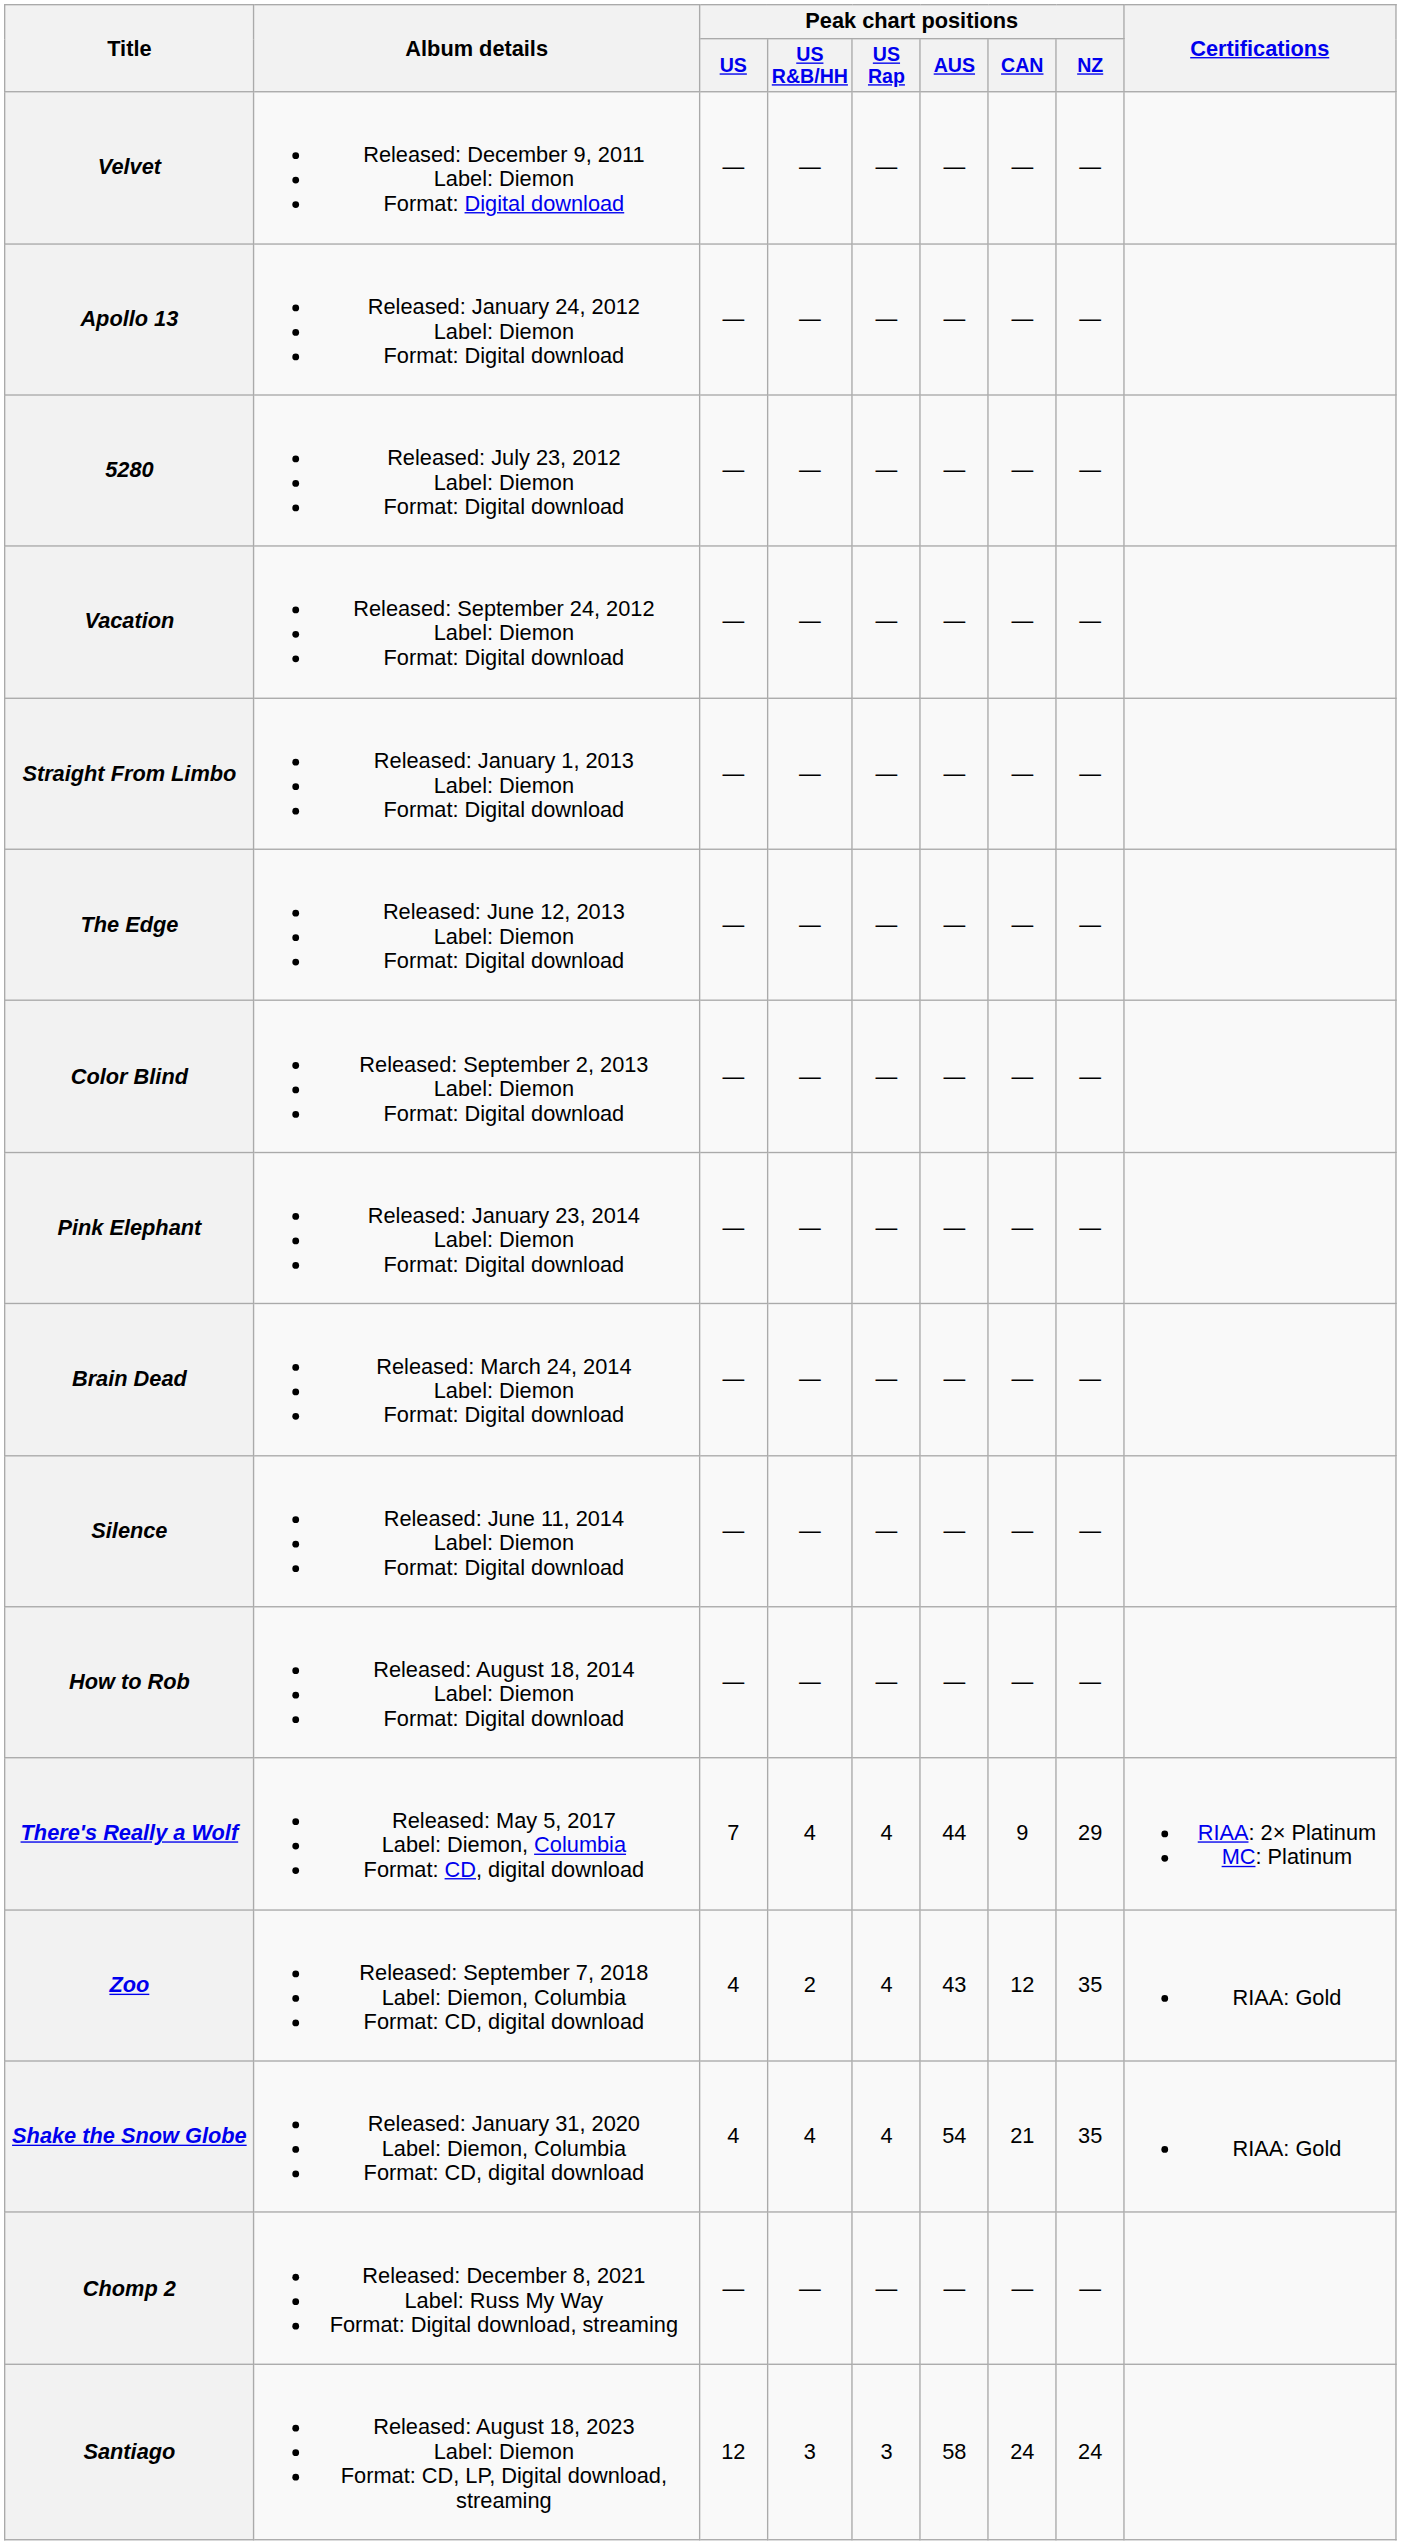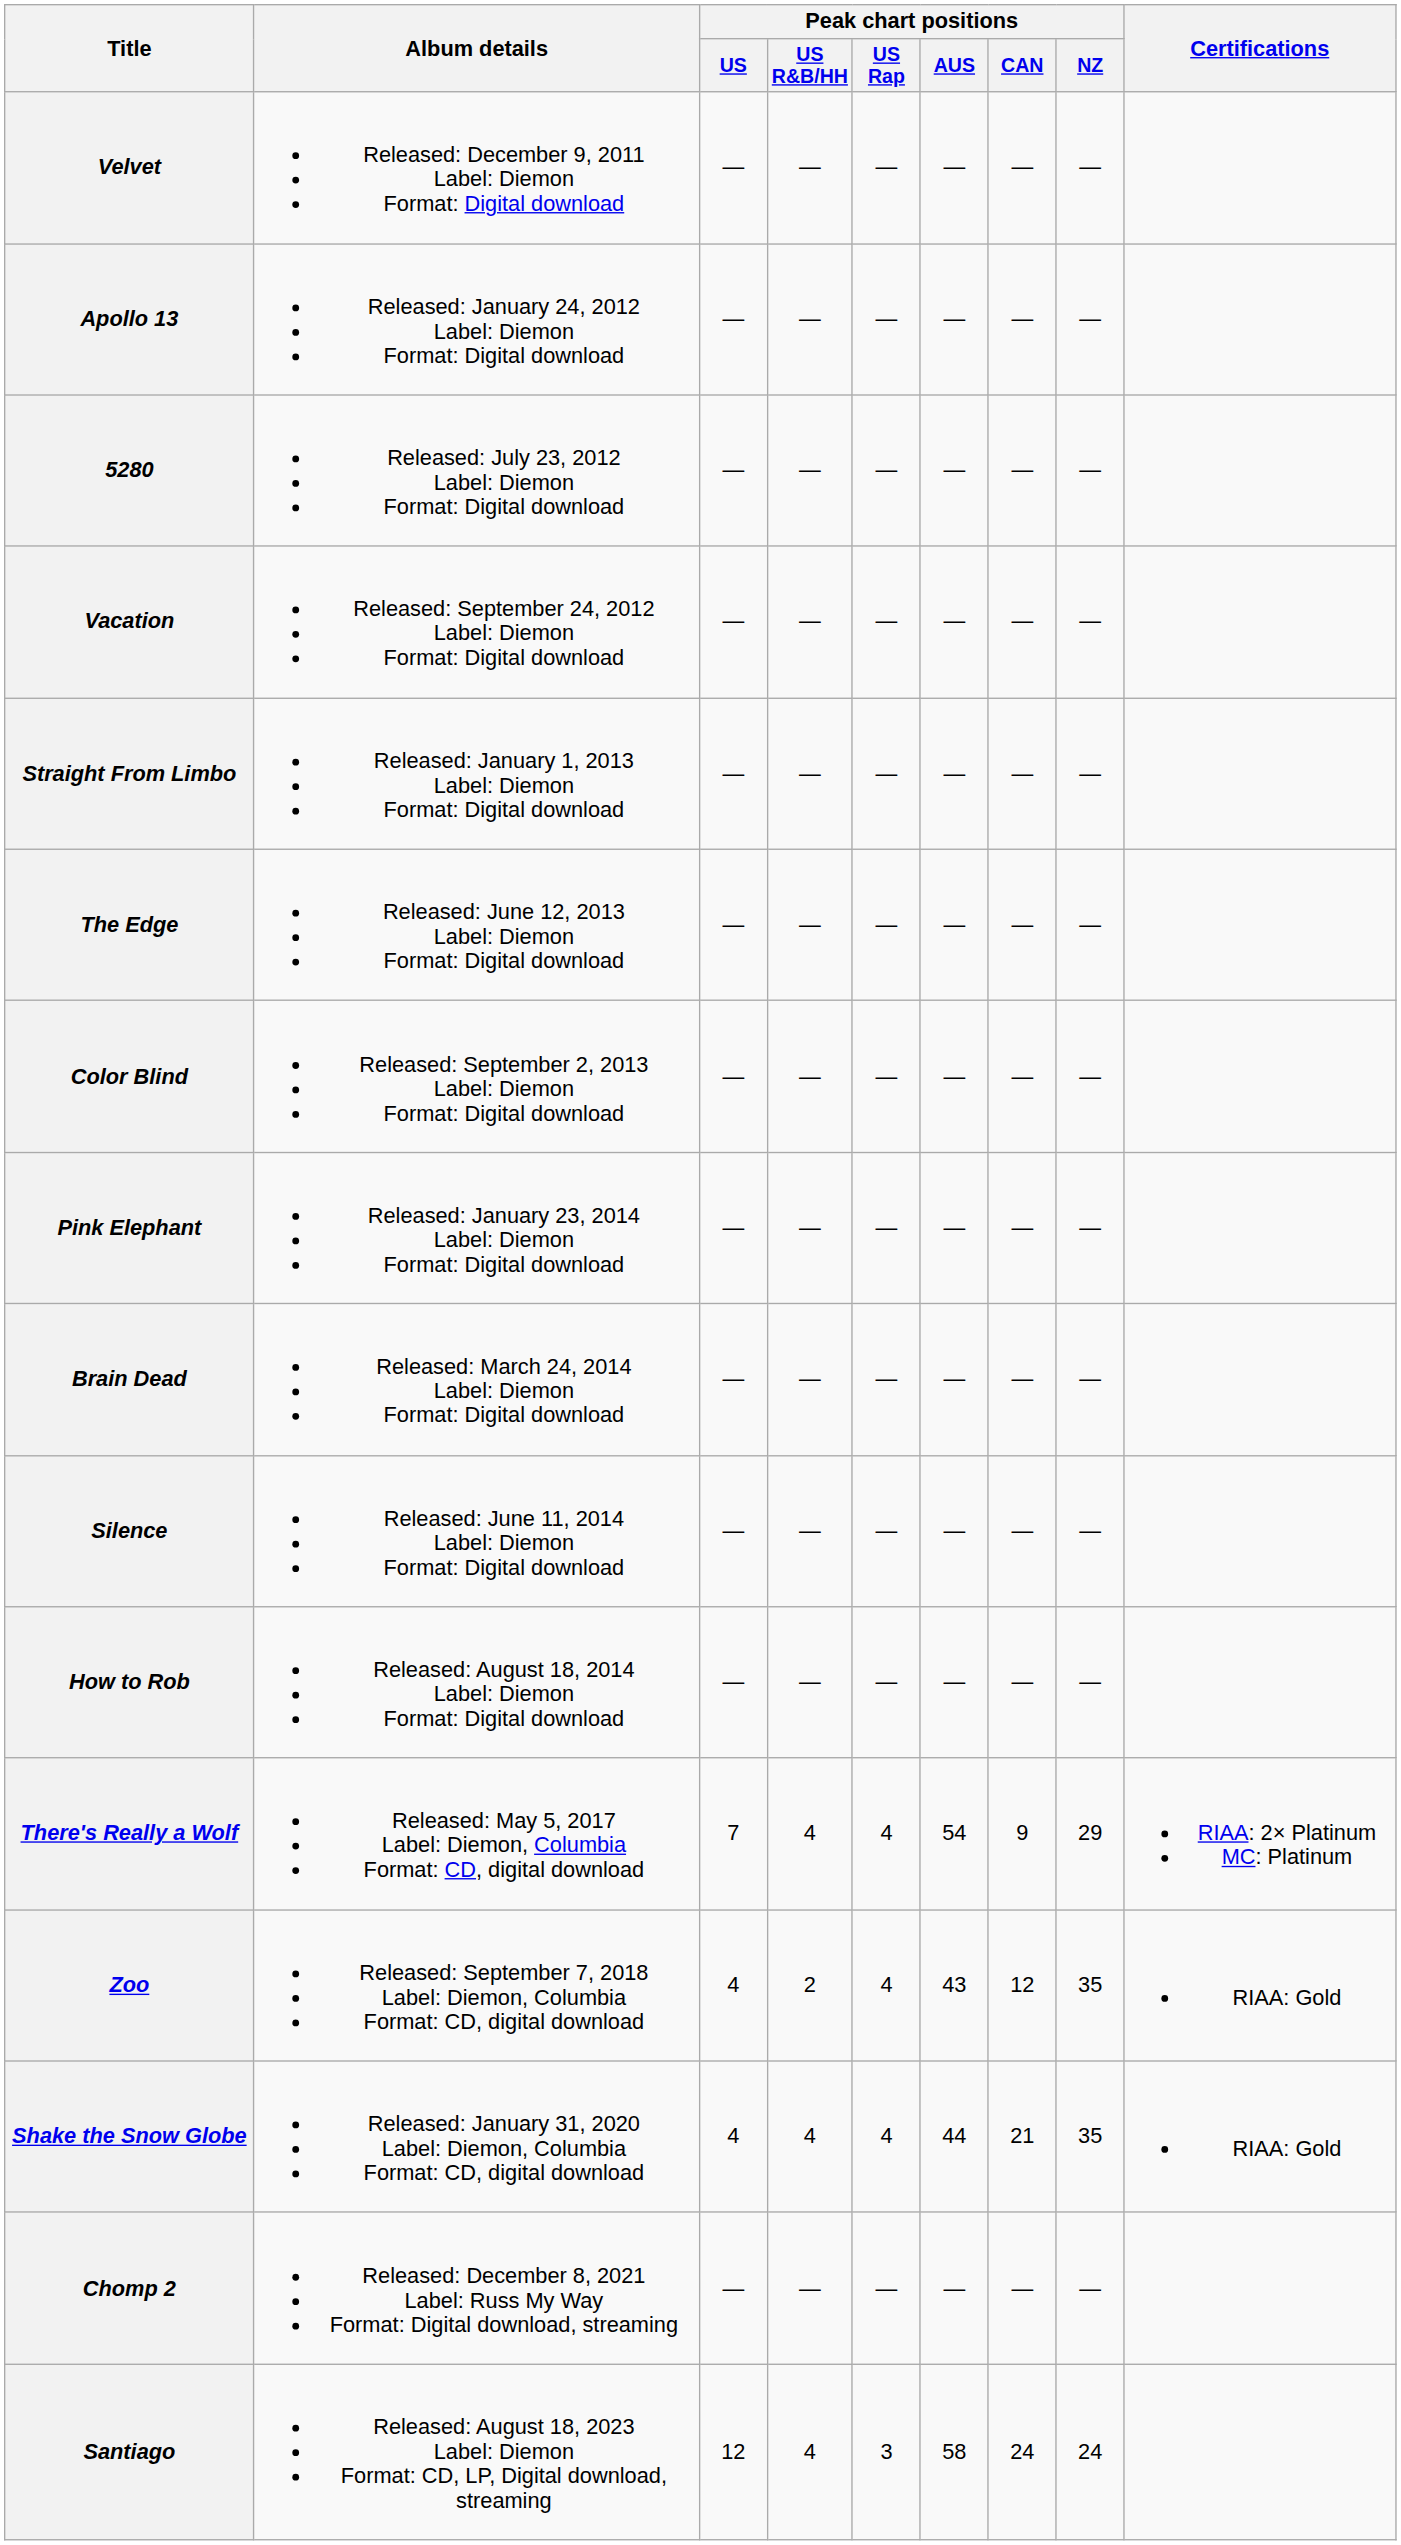(954, 1833) 44 -> (954, 1833) 54
(954, 2136) 54 -> (954, 2136) 44
(810, 2451) 3 -> (810, 2451) 4
